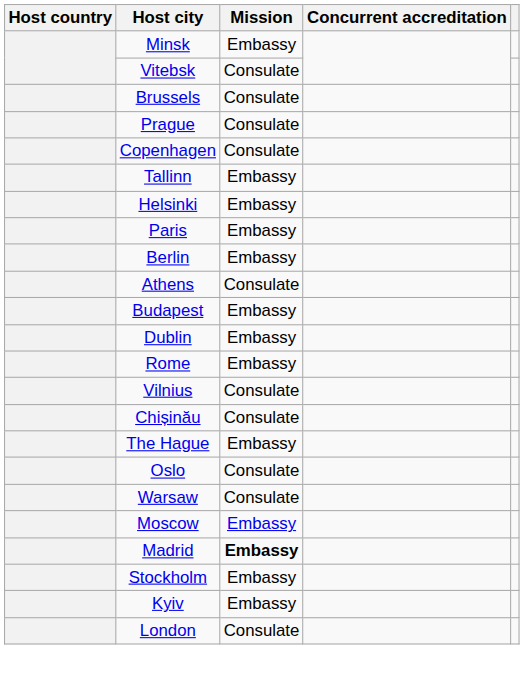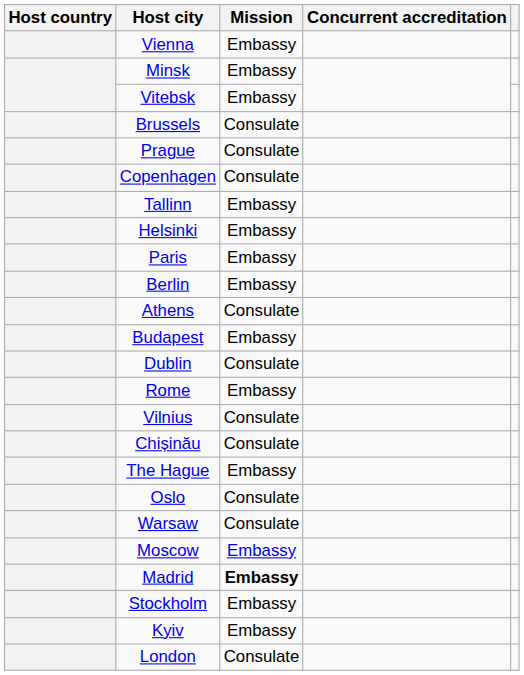+ row: (168, 44)
(262, 71) Consulate -> (262, 97) Embassy
(262, 337) Embassy -> (262, 364) Consulate
